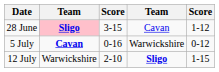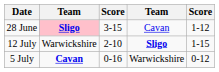rows swapped: (22, 43) <-> (22, 59)
